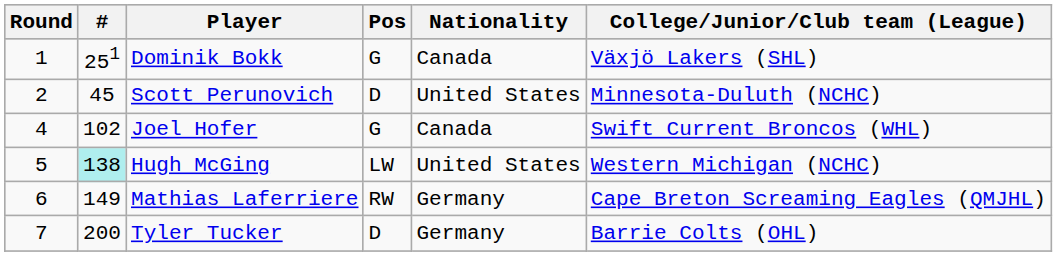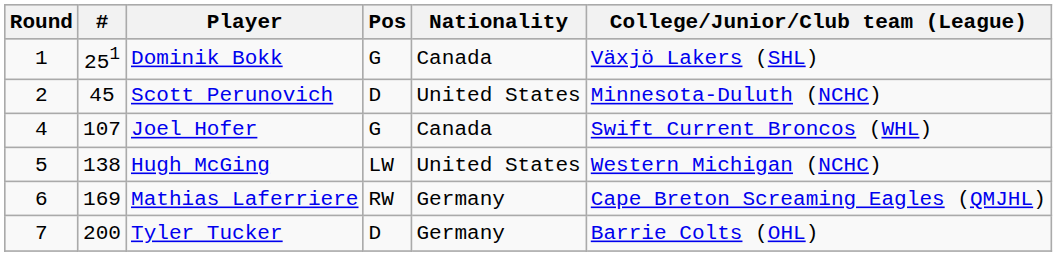(102, 130) 102 -> (102, 130) 107
(102, 165) paleturquoise background -> (102, 165) no background
(102, 199) 149 -> (102, 199) 169
